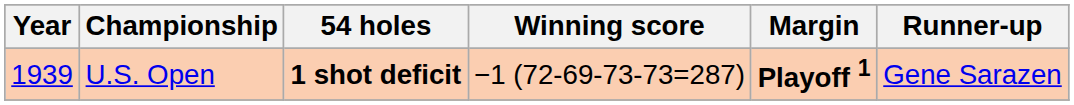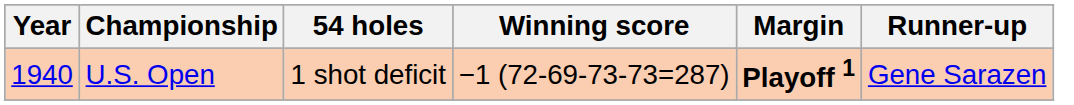(42, 74) 1939 -> (42, 74) 1940
(376, 74) bold -> (368, 74) normal
